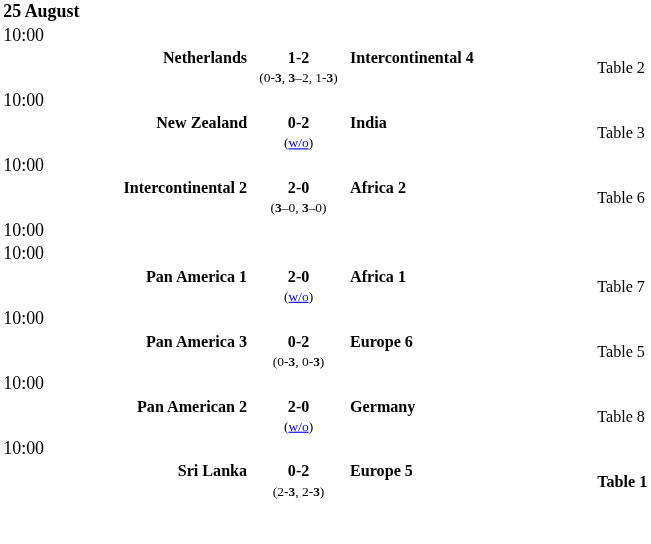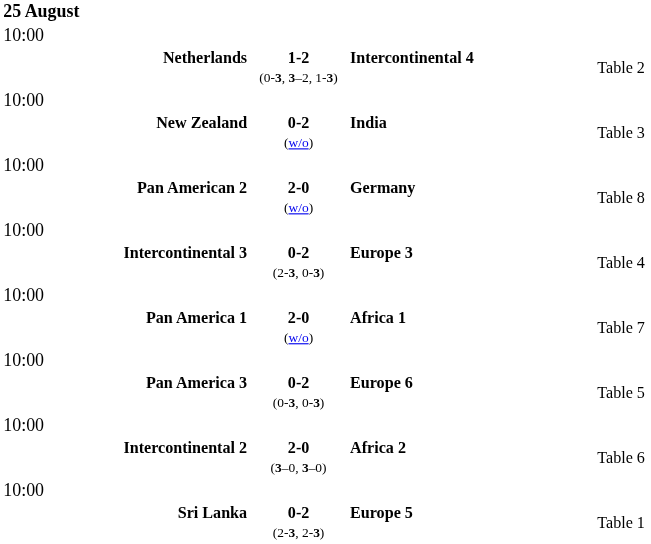rows swapped: (192, 406) <-> (185, 188)
+ row: (185, 252)
(622, 480) bold -> (621, 522) normal
